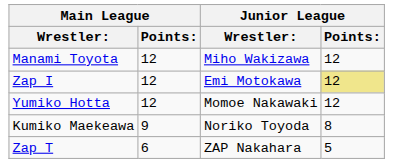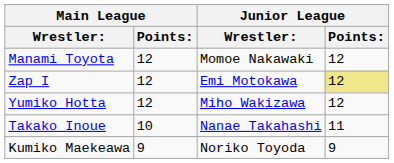(257, 60) Miho Wakizawa -> (257, 60) Momoe Nakawaki
(261, 104) Momoe Nakawaki -> (253, 104) Miho Wakizawa
+ row: (57, 126)
(328, 126) 8 -> (332, 148) 9
- row: (33, 148)
